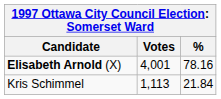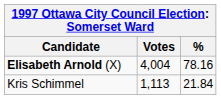(155, 65) 4,001 -> (155, 65) 4,004
